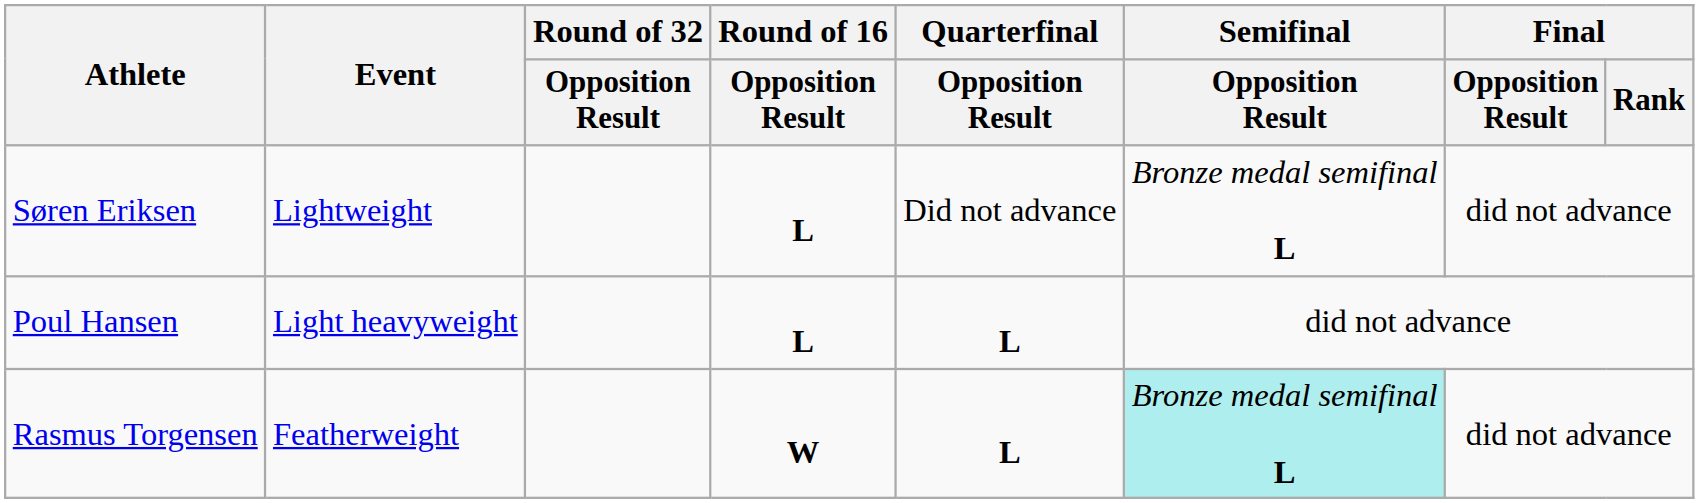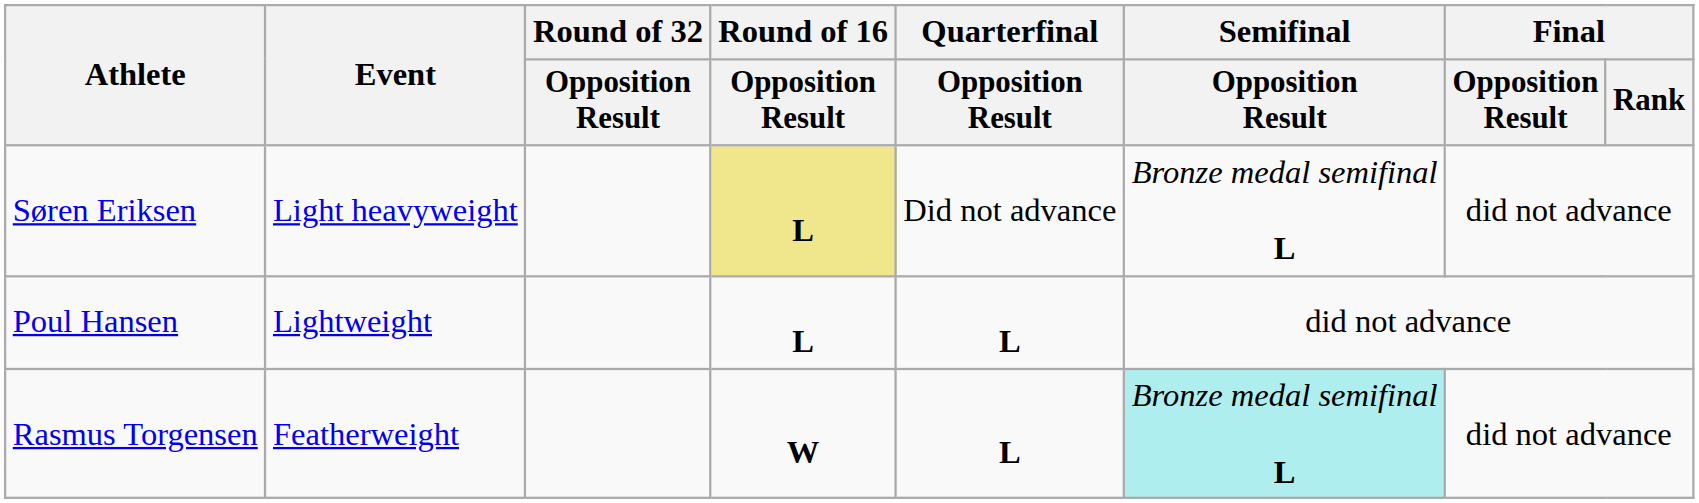(352, 210) Lightweight -> (395, 210) Light heavyweight
(803, 229) no background -> (803, 229) khaki background
(395, 322) Light heavyweight -> (352, 322) Lightweight
